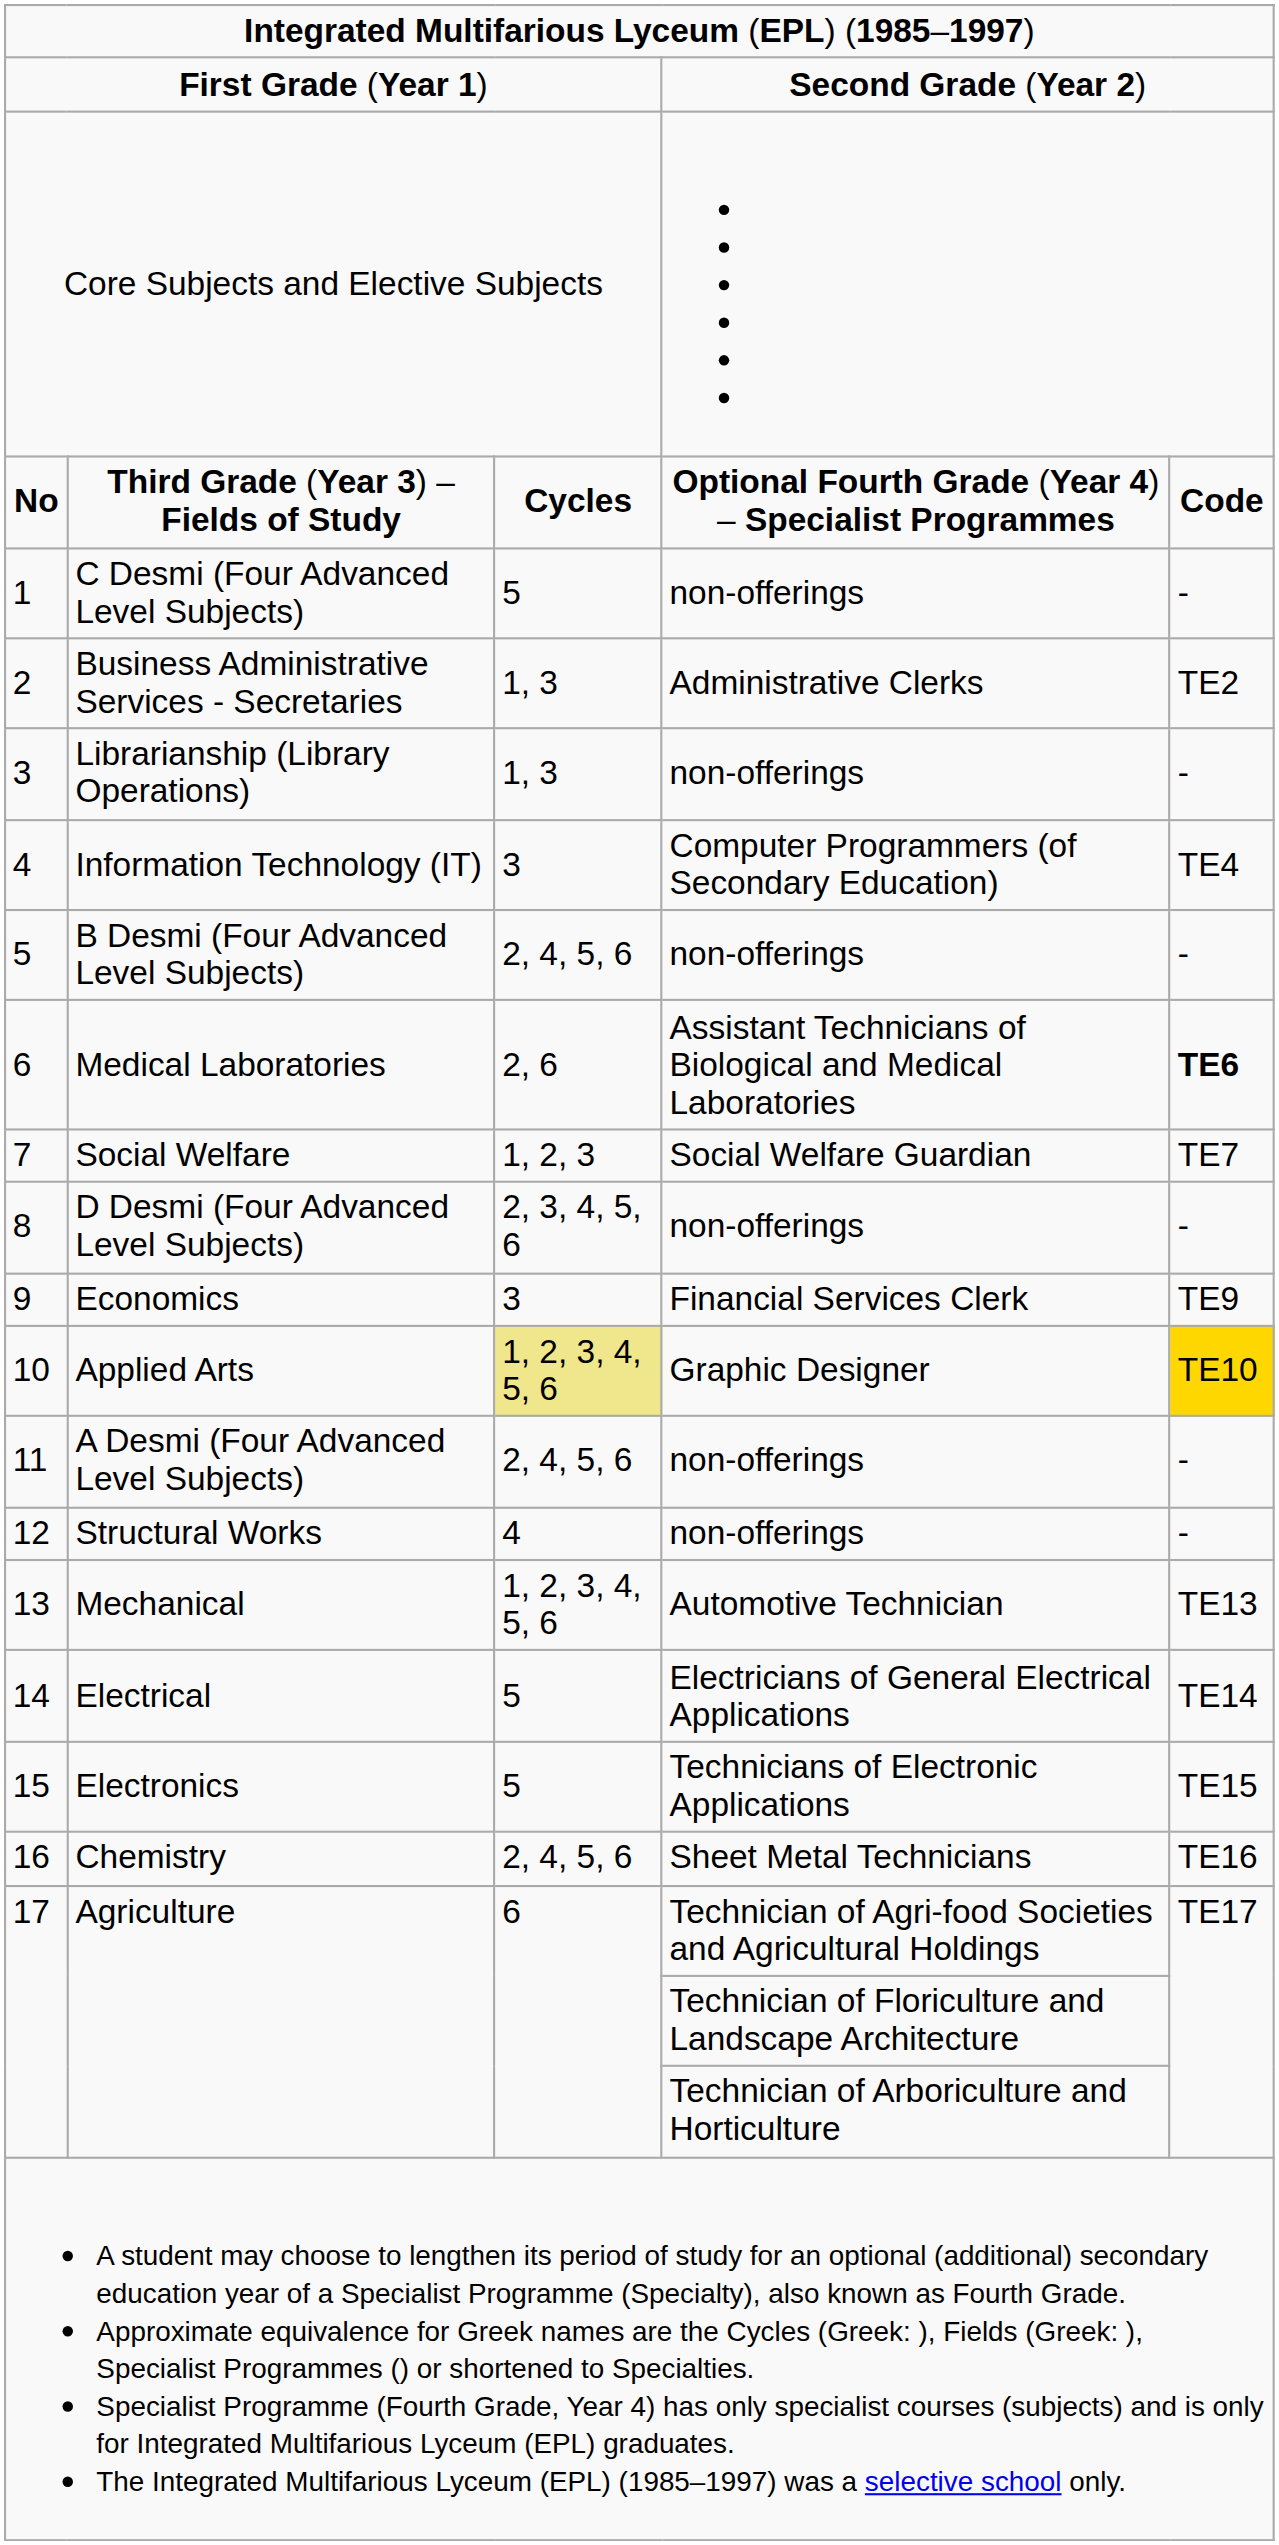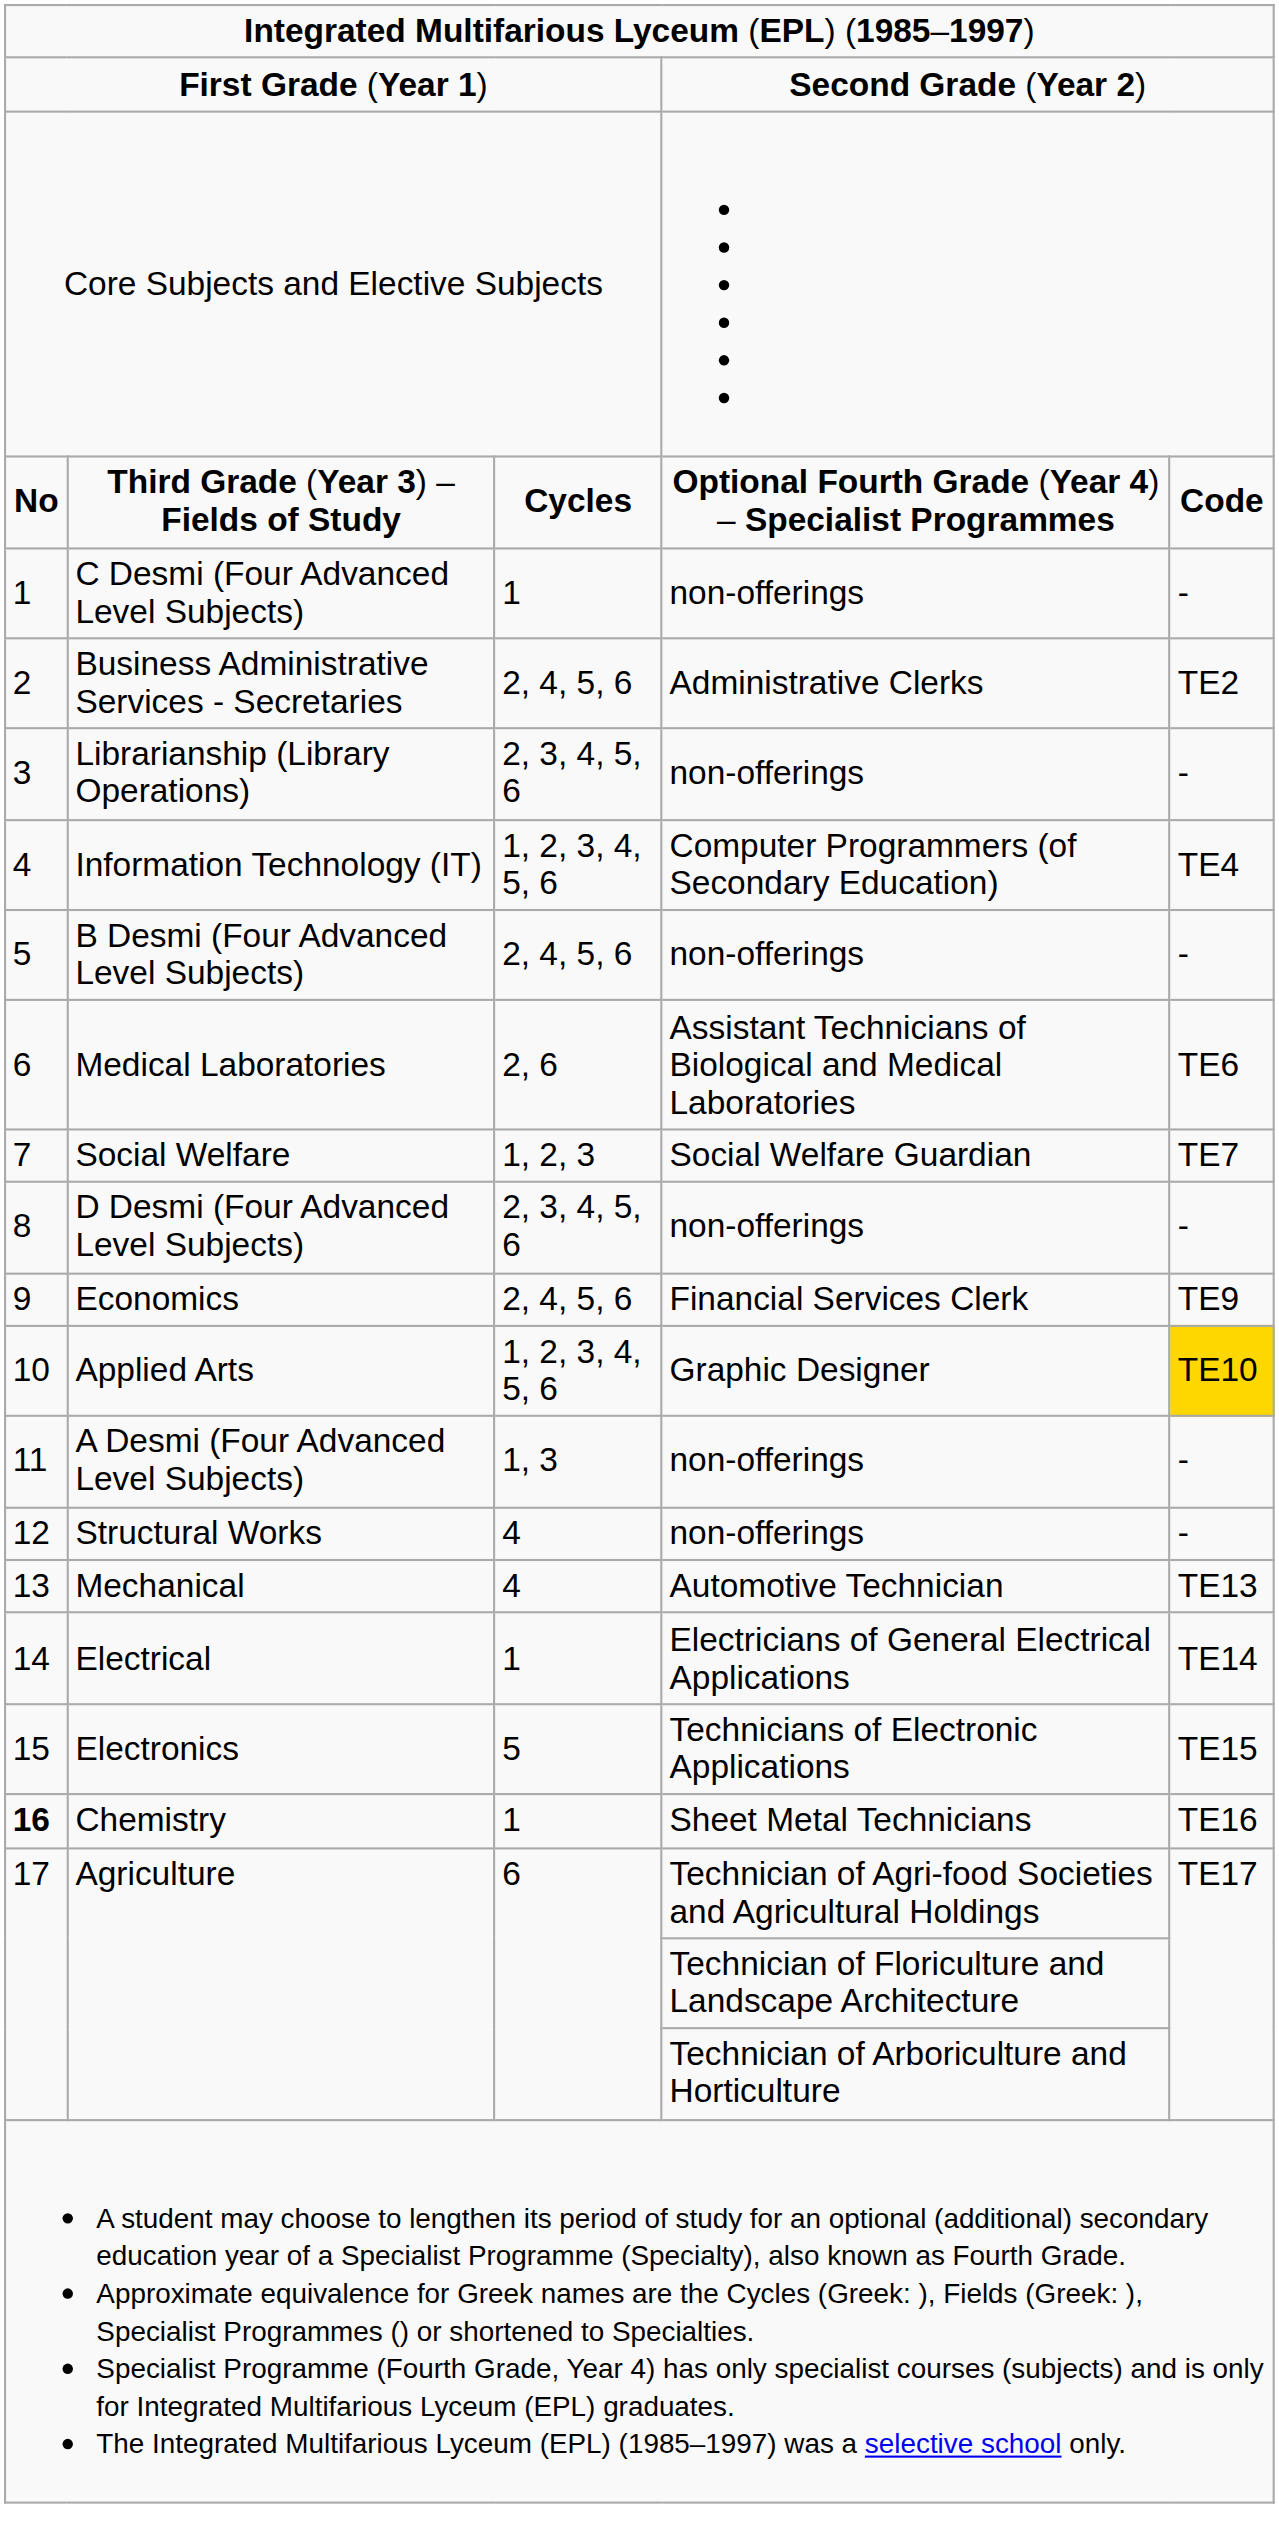(511, 592) 5 -> (511, 592) 1
(530, 682) 1, 3 -> (567, 682) 2, 4, 5, 6
(530, 773) 1, 3 -> (572, 773) 2, 3, 4, 5, 6
(511, 864) 3 -> (572, 864) 1, 2, 3, 4, 5, 6
(1208, 1064) bold -> (1208, 1064) normal
(511, 1298) 3 -> (567, 1298) 2, 4, 5, 6
(572, 1370) khaki background -> (572, 1370) no background
(567, 1461) 2, 4, 5, 6 -> (530, 1461) 1, 3
(572, 1604) 1, 2, 3, 4, 5, 6 -> (511, 1585) 4
(511, 1695) 5 -> (511, 1657) 1
(31, 1857) normal -> (31, 1820) bold
(567, 1857) 2, 4, 5, 6 -> (511, 1820) 1
